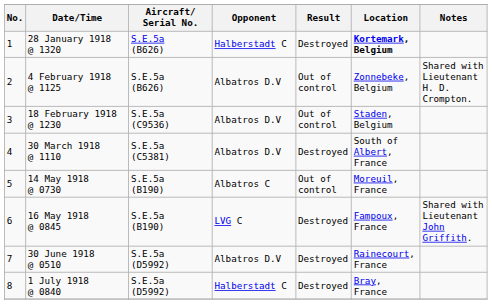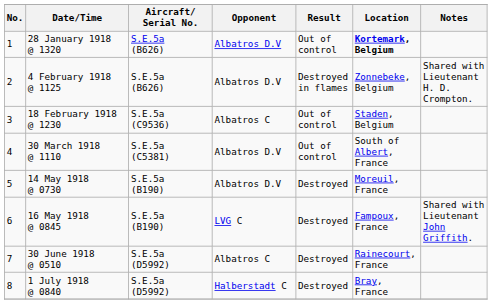(251, 44) Halberstadt C -> (248, 44) Albatros D.V
(323, 44) Destroyed -> (317, 44) Out of control
(317, 82) Out of control -> (323, 82) Destroyed in flames
(248, 119) Albatros D.V -> (242, 119) Albatros C
(323, 151) Destroyed -> (317, 151) Out of control
(242, 183) Albatros C -> (248, 183) Albatros D.V
(317, 183) Out of control -> (323, 183) Destroyed
(248, 259) Albatros D.V -> (242, 259) Albatros C
